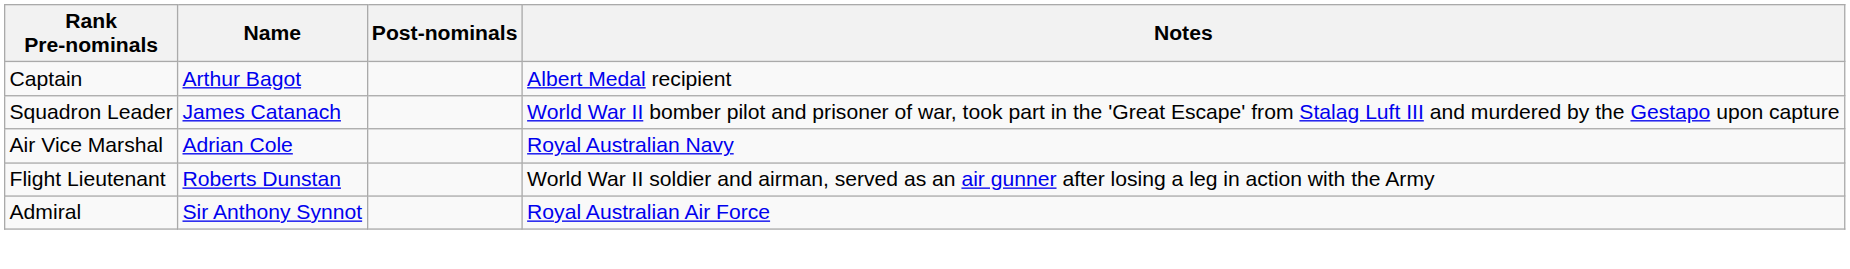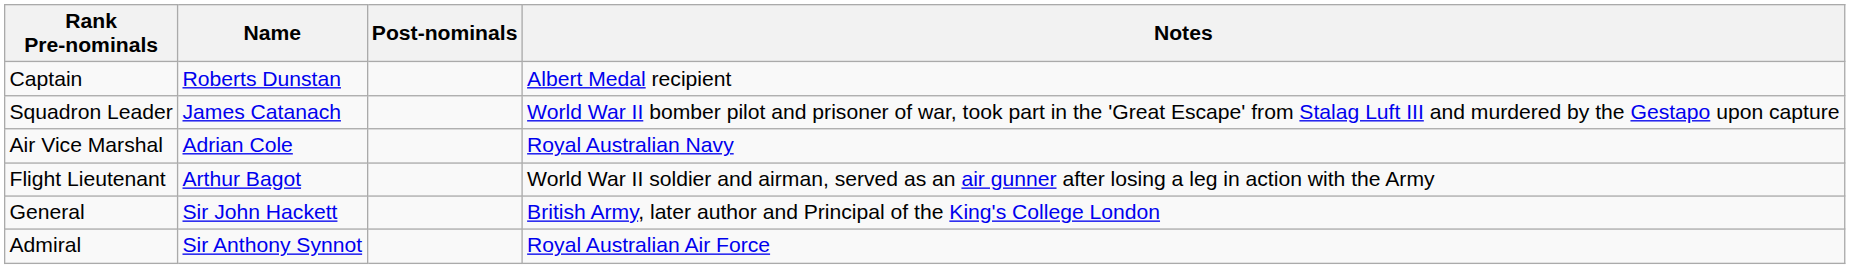(242, 78) Arthur Bagot -> (262, 78) Roberts Dunstan
(262, 178) Roberts Dunstan -> (242, 178) Arthur Bagot
+ row: (47, 212)
